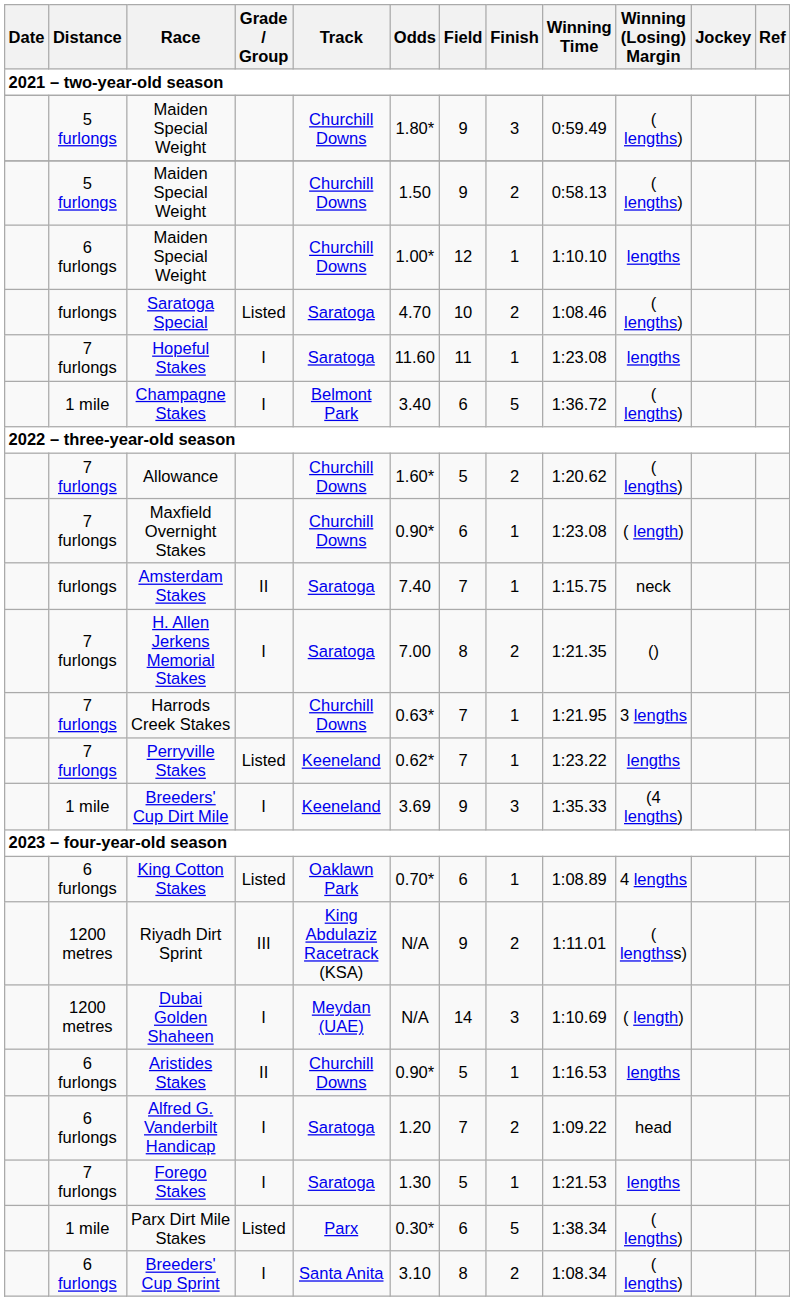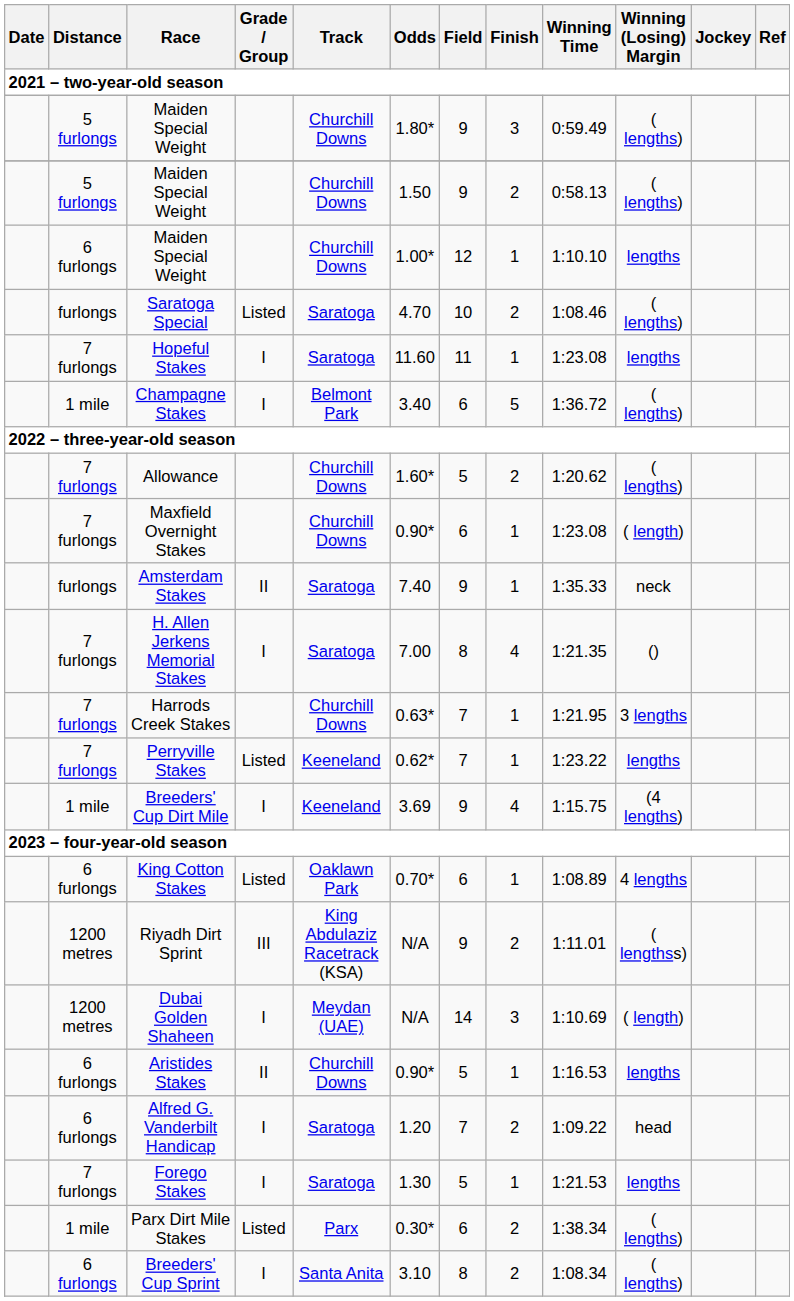(463, 586) 7 -> (463, 586) 9
(579, 586) 1:15.75 -> (579, 586) 1:35.33
(515, 651) 2 -> (515, 651) 4
(515, 807) 3 -> (515, 807) 4
(579, 807) 1:35.33 -> (579, 807) 1:15.75
(515, 1228) 5 -> (515, 1228) 2
